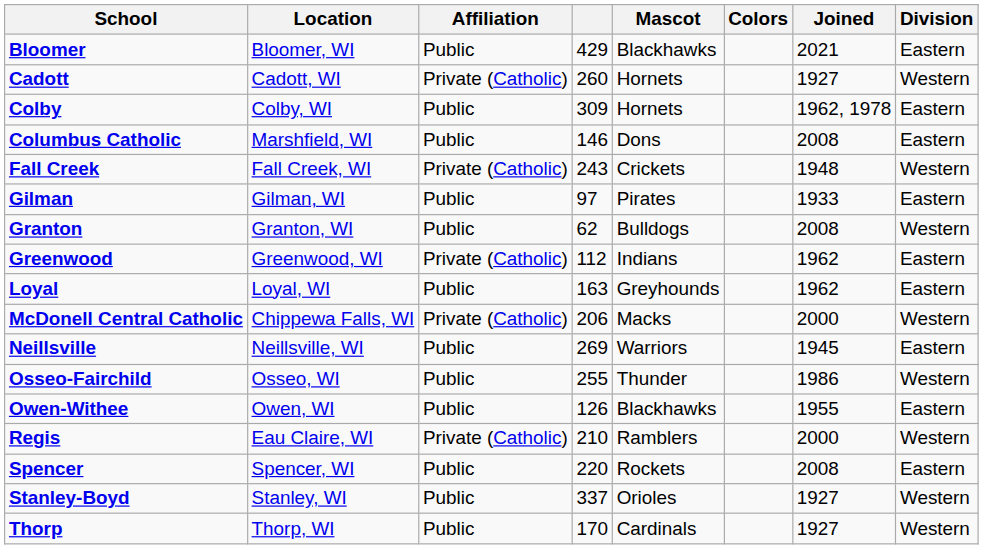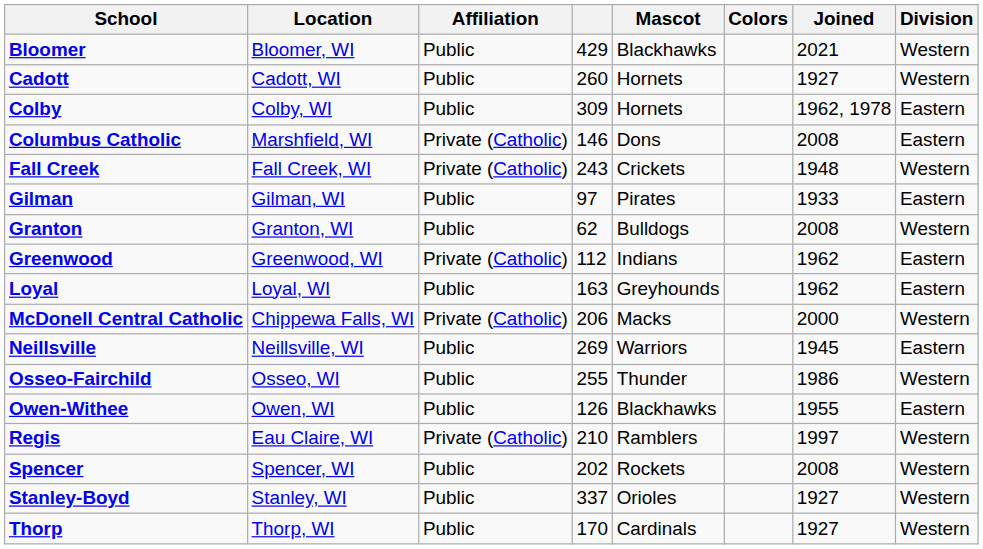(932, 49) Eastern -> (935, 49) Western
(495, 79) Private (Catholic) -> (449, 79) Public
(449, 139) Public -> (495, 139) Private (Catholic)
(818, 438) 2000 -> (818, 438) 1997
(592, 468) 220 -> (592, 468) 202
(932, 468) Eastern -> (935, 468) Western
